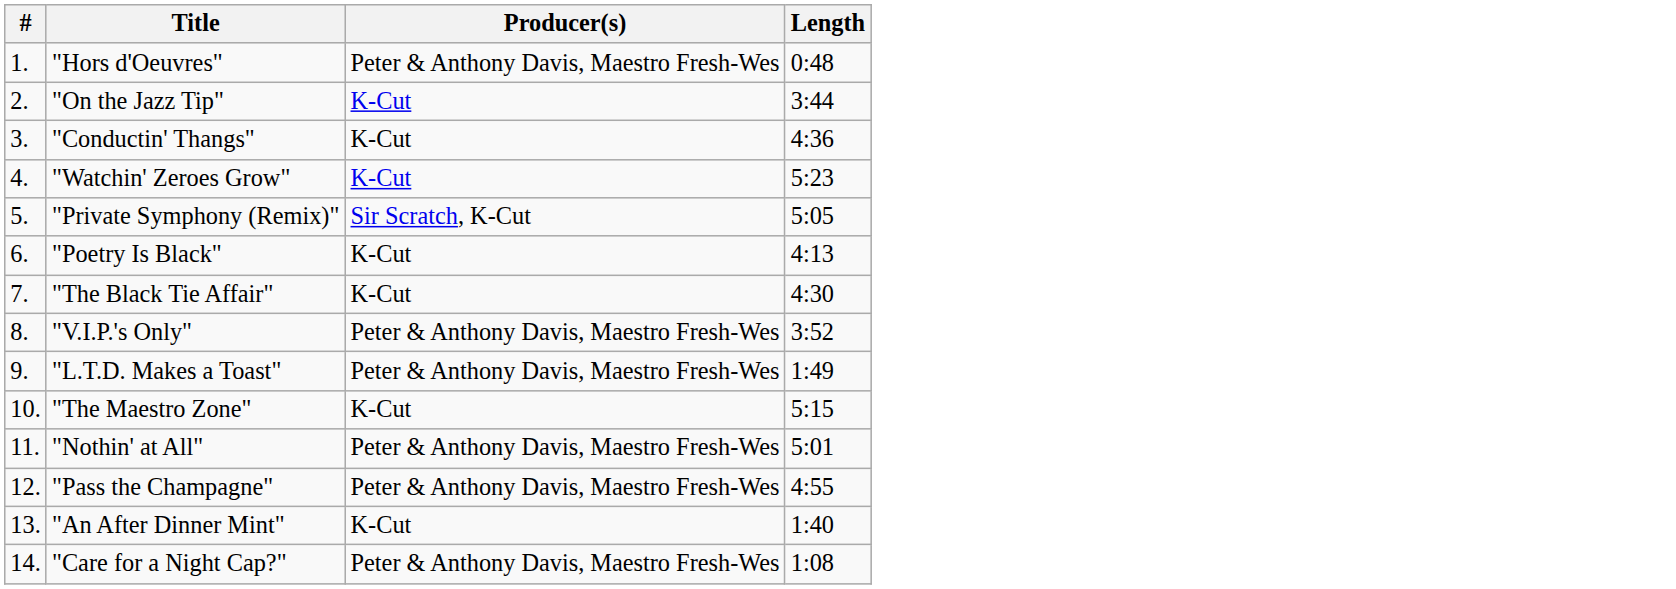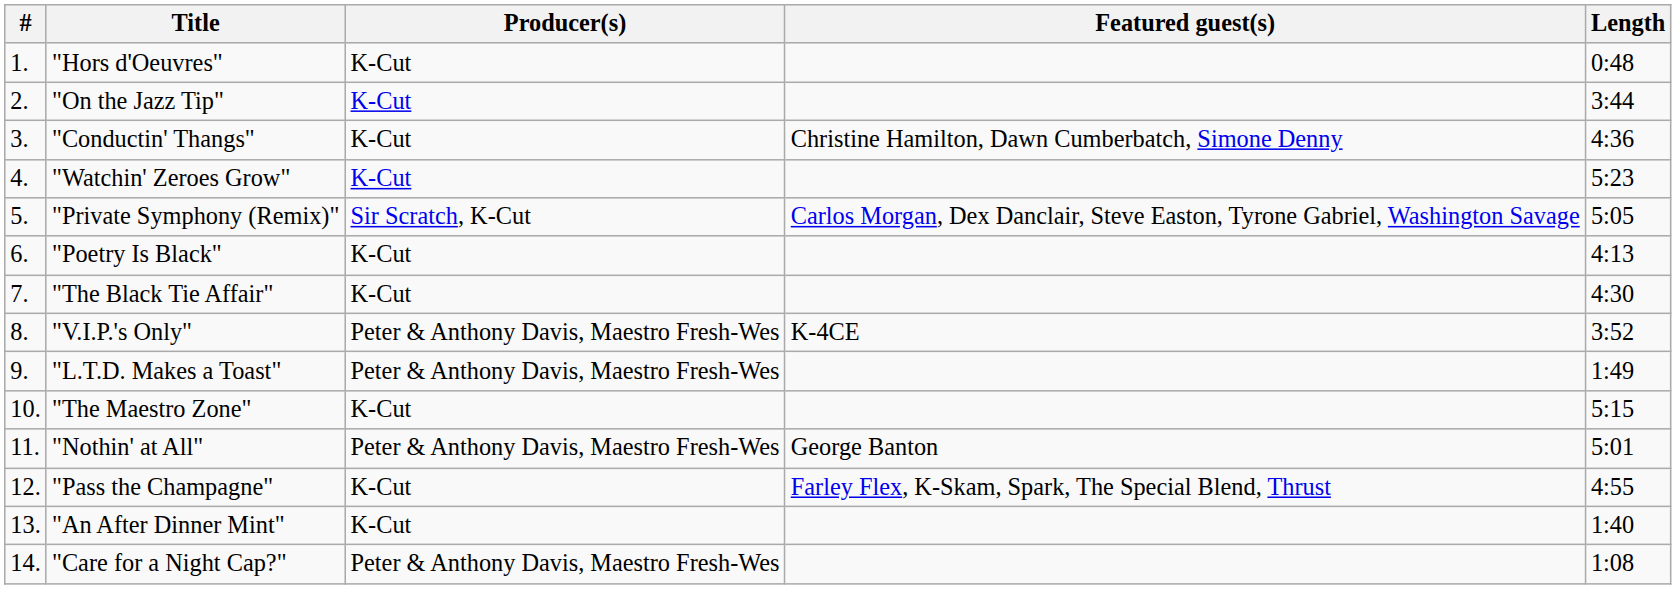+ column: (1185, 23)
(565, 62) Peter & Anthony Davis, Maestro Fresh-Wes -> (381, 62) K-Cut
(565, 486) Peter & Anthony Davis, Maestro Fresh-Wes -> (381, 486) K-Cut
